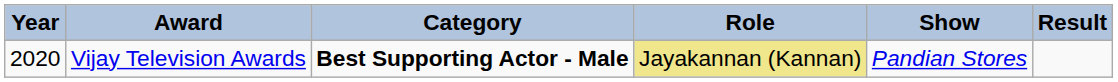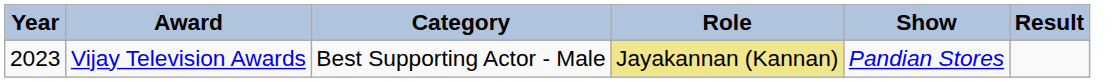(35, 58) 2020 -> (35, 58) 2023
(472, 58) bold -> (461, 58) normal
